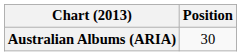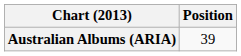(208, 39) 30 -> (208, 39) 39
